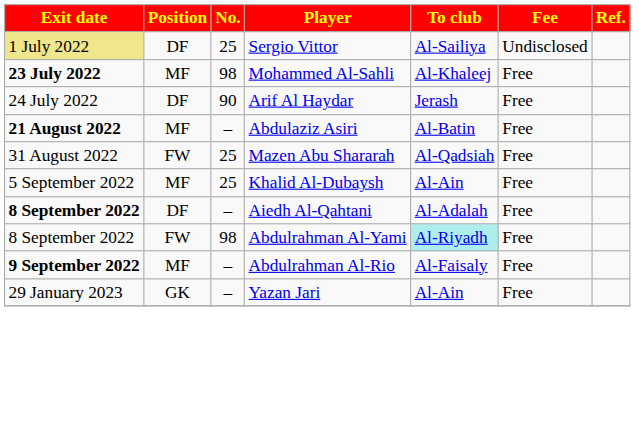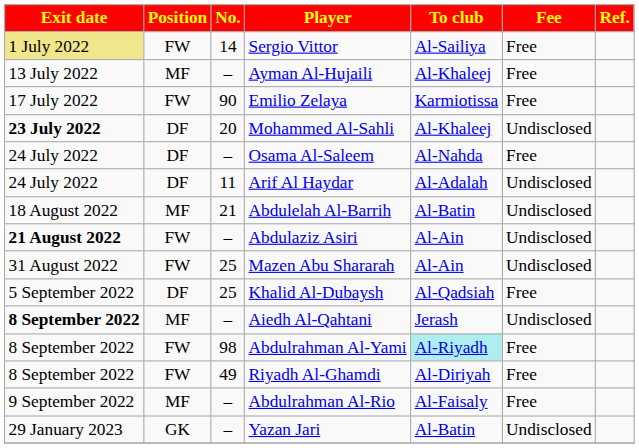(177, 45) DF -> (177, 45) FW
(228, 45) 25 -> (228, 45) 14
(545, 45) Undisclosed -> (521, 45) Free
+ row: (310, 73)
+ row: (298, 100)
(177, 73) MF -> (177, 127) DF
(228, 73) 98 -> (228, 127) 20
(518, 73) Free -> (549, 127) Undisclosed
+ row: (311, 155)
(228, 100) 90 -> (228, 182) 11
(436, 100) Jerash -> (451, 182) Al-Adalah
(518, 100) Free -> (549, 182) Undisclosed
+ row: (320, 210)
(177, 127) MF -> (177, 237) FW
(445, 127) Al-Batin -> (439, 237) Al-Ain
(518, 127) Free -> (549, 237) Undisclosed
(454, 155) Al-Qadsiah -> (439, 264) Al-Ain
(518, 155) Free -> (549, 264) Undisclosed
(177, 182) MF -> (177, 292) DF
(439, 182) Al-Ain -> (454, 292) Al-Qadsiah
(177, 210) DF -> (177, 319) MF
(451, 210) Al-Adalah -> (436, 319) Jerash
(518, 210) Free -> (549, 319) Undisclosed
+ row: (315, 374)
(74, 264) bold -> (71, 401) normal
(439, 292) Al-Ain -> (445, 429) Al-Batin
(518, 292) Free -> (549, 429) Undisclosed
